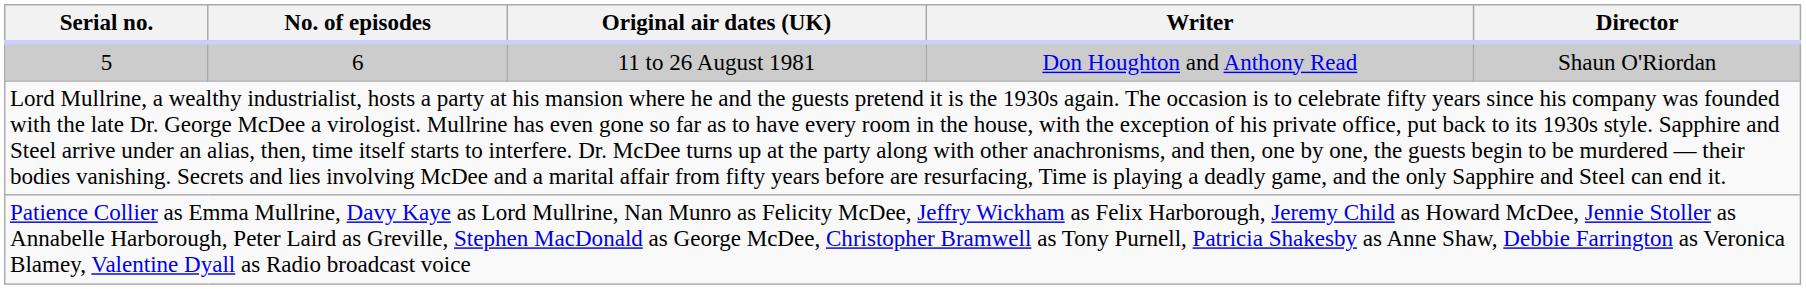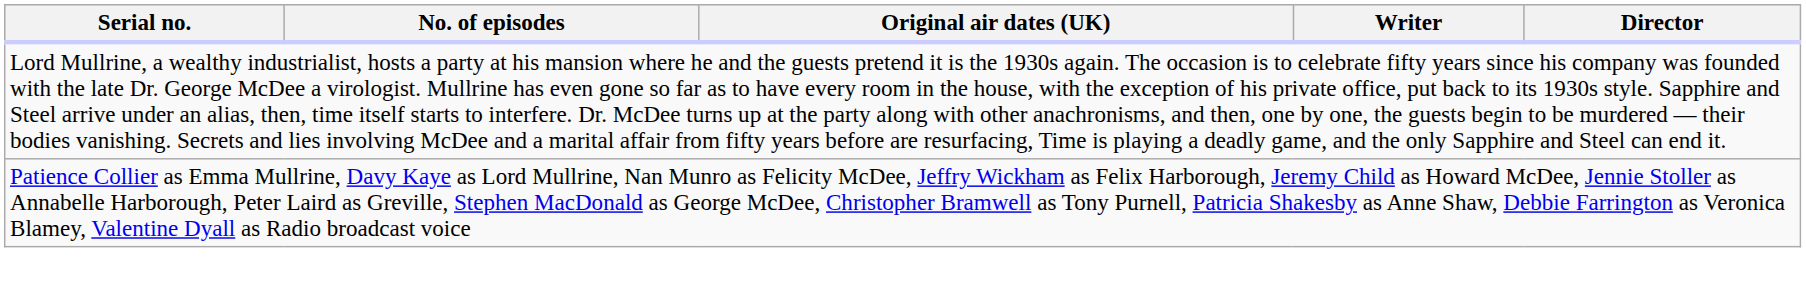- row: (106, 62)
